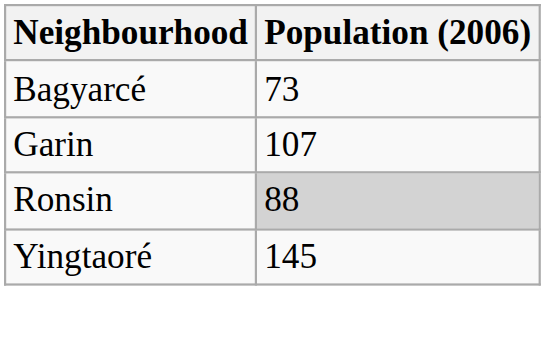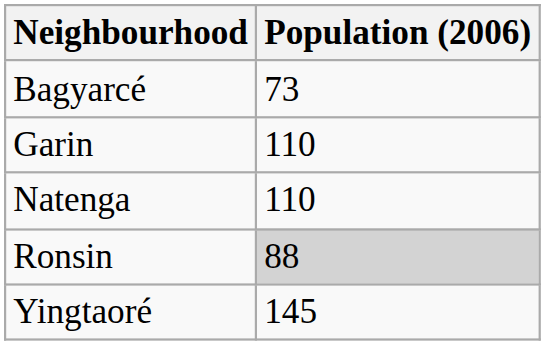(291, 144) 107 -> (290, 144) 110
+ row: (72, 199)
